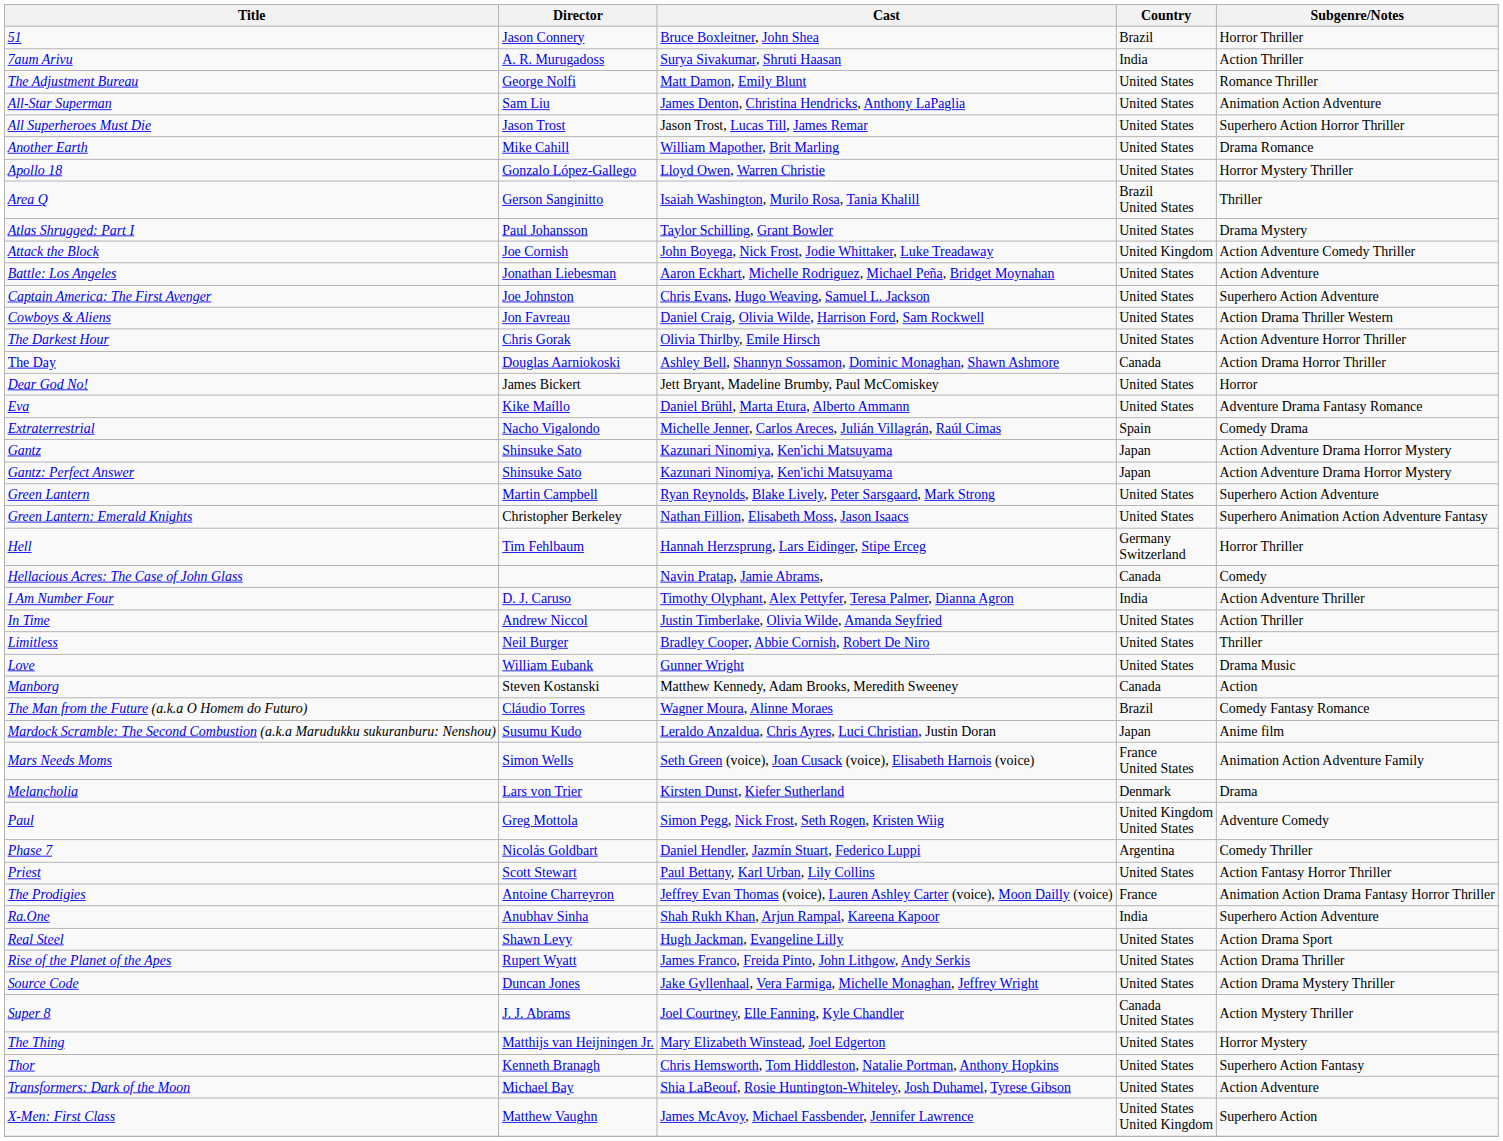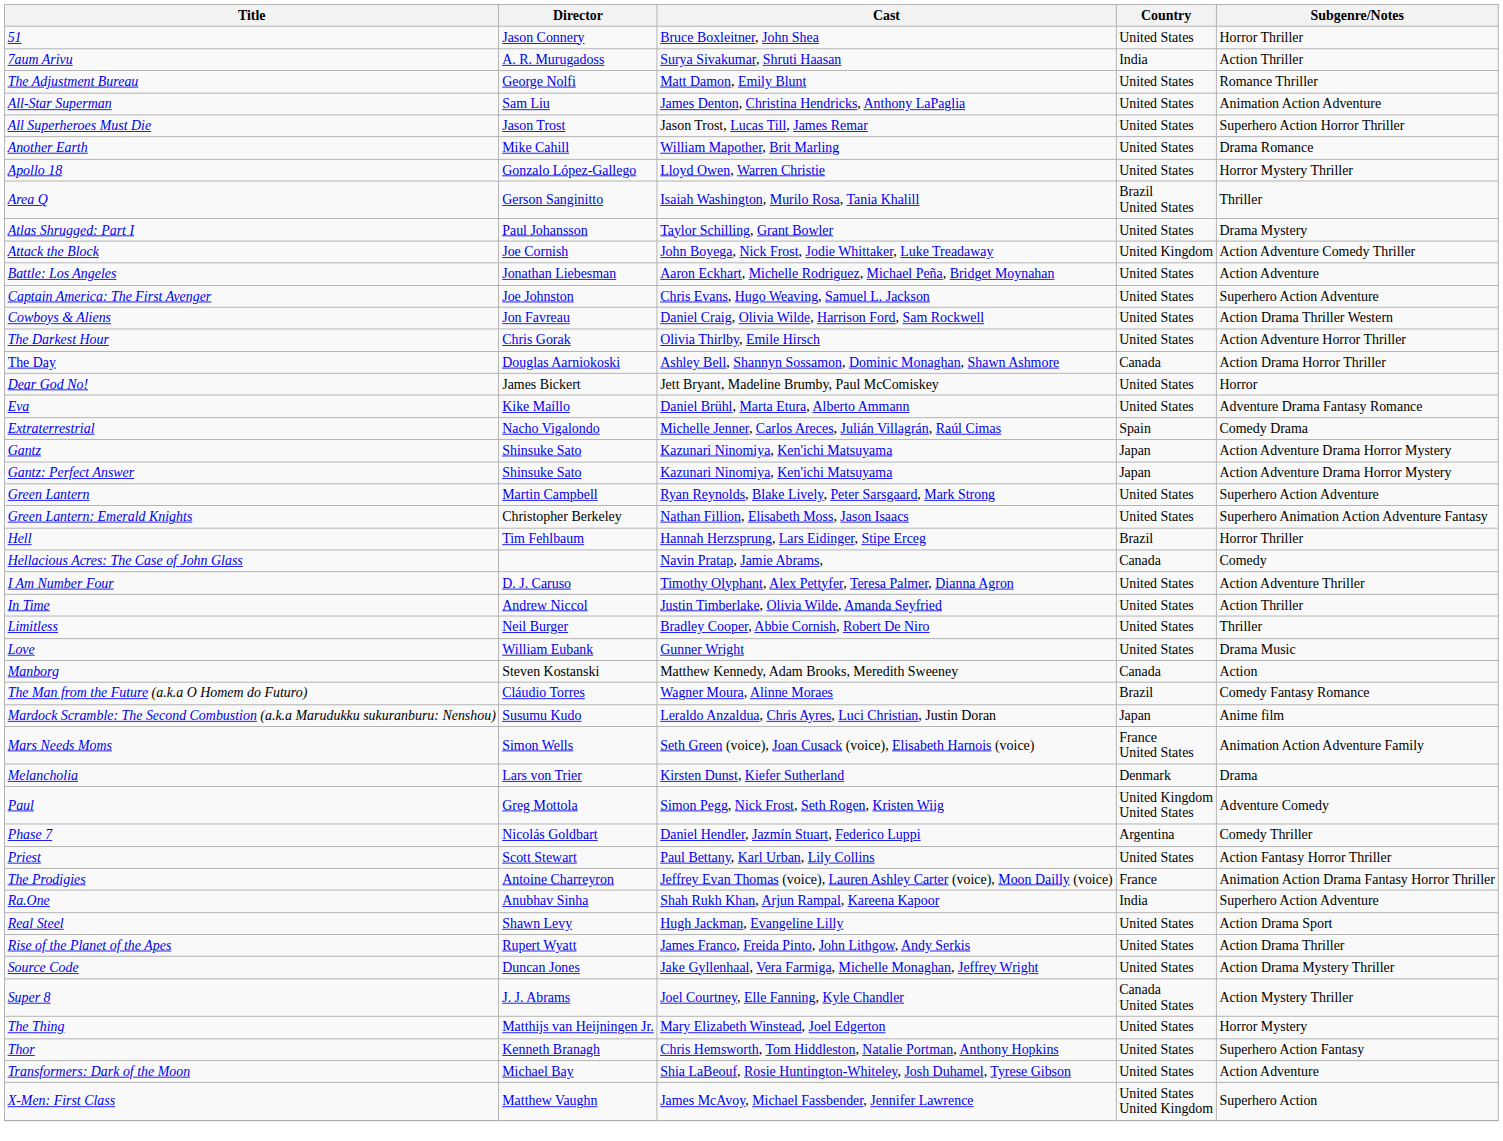(1136, 37) Brazil -> (1156, 37) United States
(1152, 546) Germany Switzerland -> (1136, 538) Brazil
(1133, 598) India -> (1156, 583) United States
